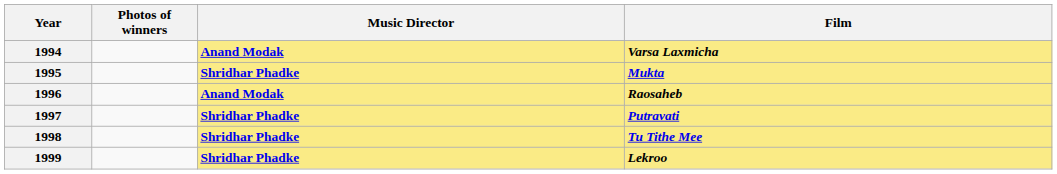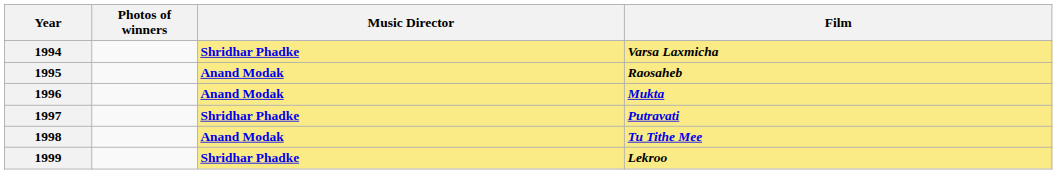(242, 51) Anand Modak -> (250, 51) Shridhar Phadke
(250, 72) Shridhar Phadke -> (242, 72) Anand Modak
(646, 72) Mukta -> (655, 72) Raosaheb
(655, 94) Raosaheb -> (646, 94) Mukta
(250, 136) Shridhar Phadke -> (242, 136) Anand Modak
